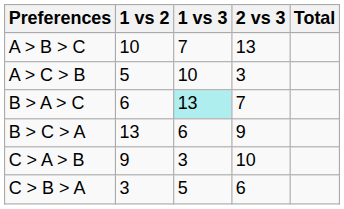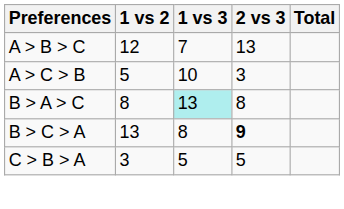(130, 47) 10 -> (130, 47) 12
(125, 103) 6 -> (125, 103) 8
(241, 103) 7 -> (241, 103) 8
(183, 132) 6 -> (183, 132) 8
(241, 132) normal -> (241, 132) bold
- row: (47, 160)
(241, 189) 6 -> (241, 160) 5
